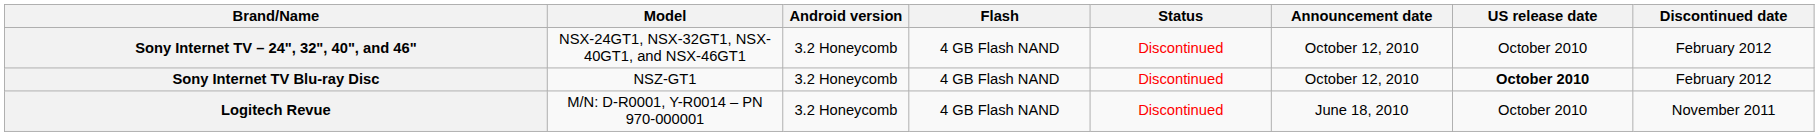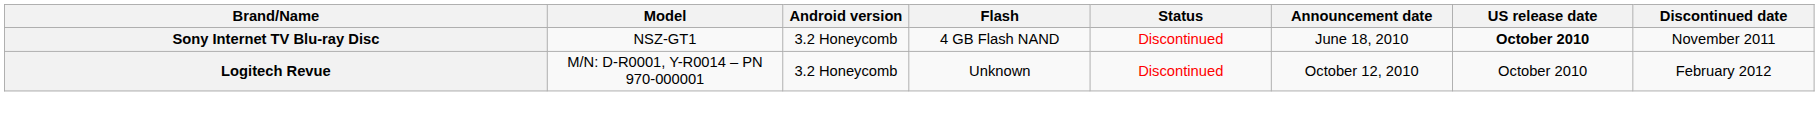- row: (276, 47)
(1362, 79) October 12, 2010 -> (1362, 39) June 18, 2010
(1724, 79) February 2012 -> (1724, 39) November 2011
(1000, 111) 4 GB Flash NAND -> (1000, 71) Unknown
(1362, 111) June 18, 2010 -> (1362, 71) October 12, 2010
(1724, 111) November 2011 -> (1724, 71) February 2012
